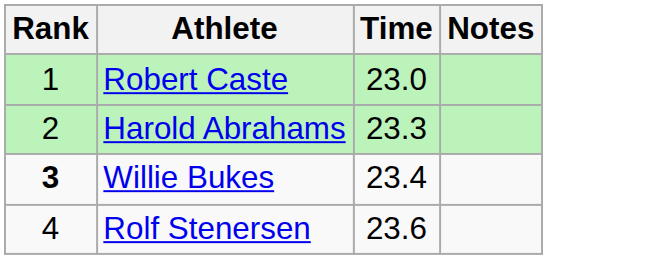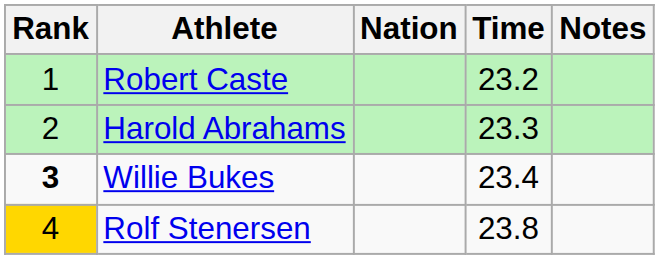+ column: (409, 29)
(396, 79) 23.0 -> (508, 79) 23.2
(51, 228) no background -> (51, 228) gold background
(396, 228) 23.6 -> (508, 228) 23.8
